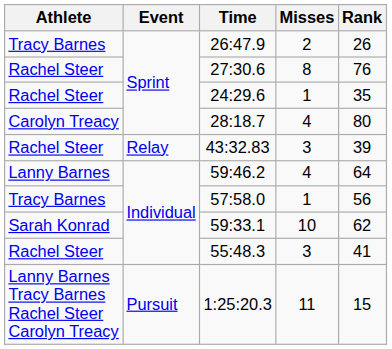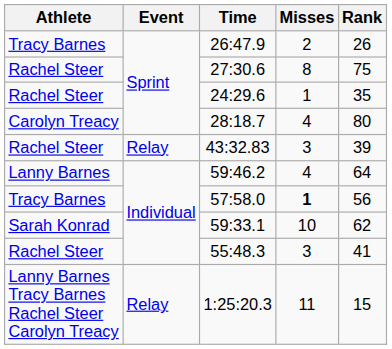(362, 70) 76 -> (362, 70) 75
(307, 199) normal -> (307, 199) bold
(152, 305) Pursuit -> (147, 305) Relay
